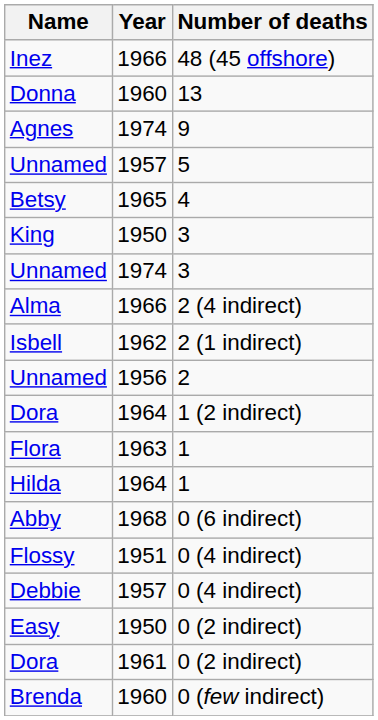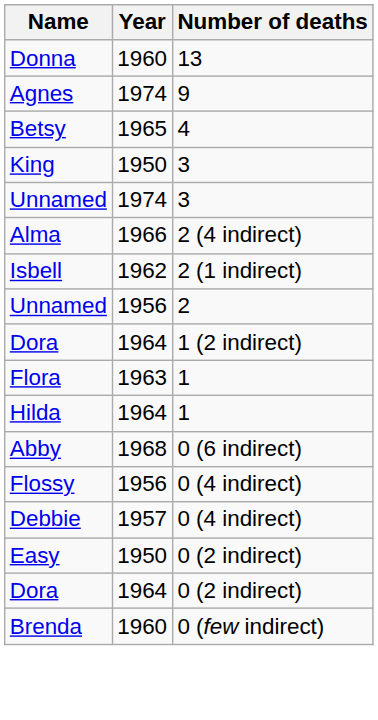- row: (31, 57)
- row: (58, 164)
(142, 555) 1951 -> (142, 484) 1956
(142, 661) 1961 -> (142, 590) 1964
